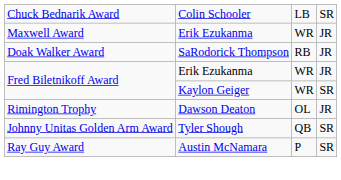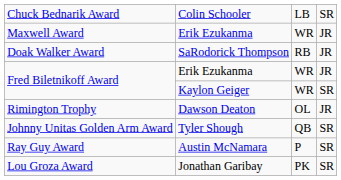+ row: (50, 166)
